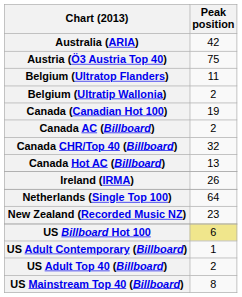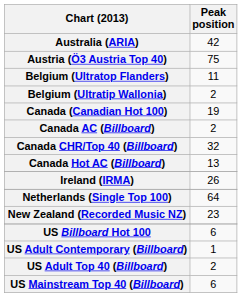(213, 232) khaki background -> (213, 232) no background
(213, 284) 8 -> (213, 284) 6
